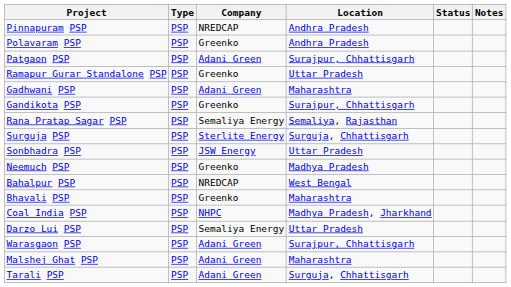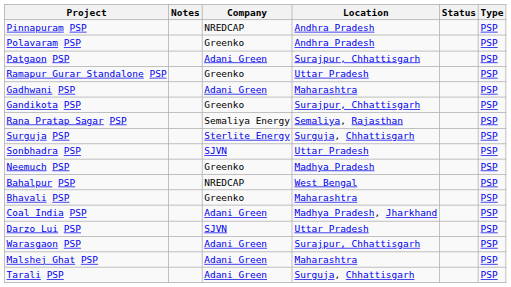columns swapped: (183, 12) <-> (489, 12)
(227, 151) JSW Energy -> (216, 151) SJVN
(210, 213) NHPC -> (236, 213) Adani Green
(241, 229) Semaliya Energy -> (216, 229) SJVN
